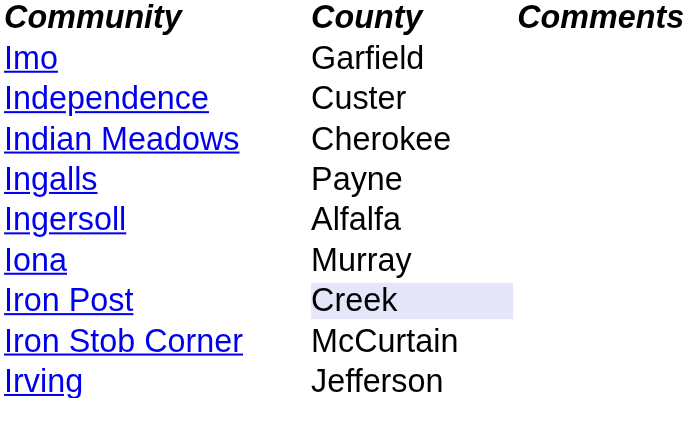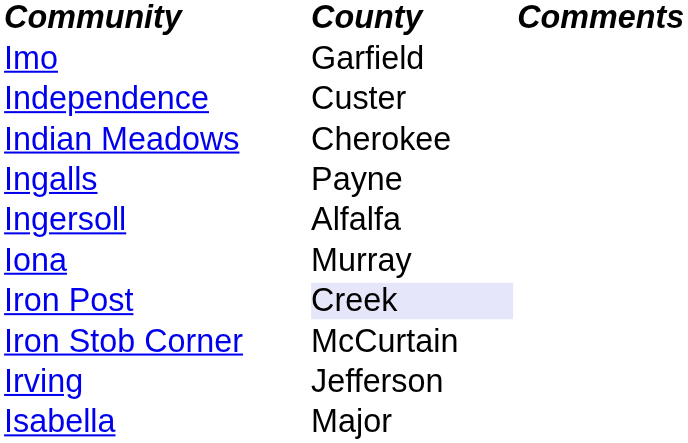+ row: (60, 421)
